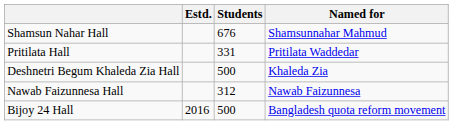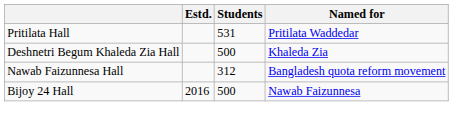- row: (58, 33)
(226, 52) 331 -> (226, 33) 531
(314, 91) Nawab Faizunnesa -> (357, 71) Bangladesh quota reform movement
(357, 110) Bangladesh quota reform movement -> (314, 91) Nawab Faizunnesa
